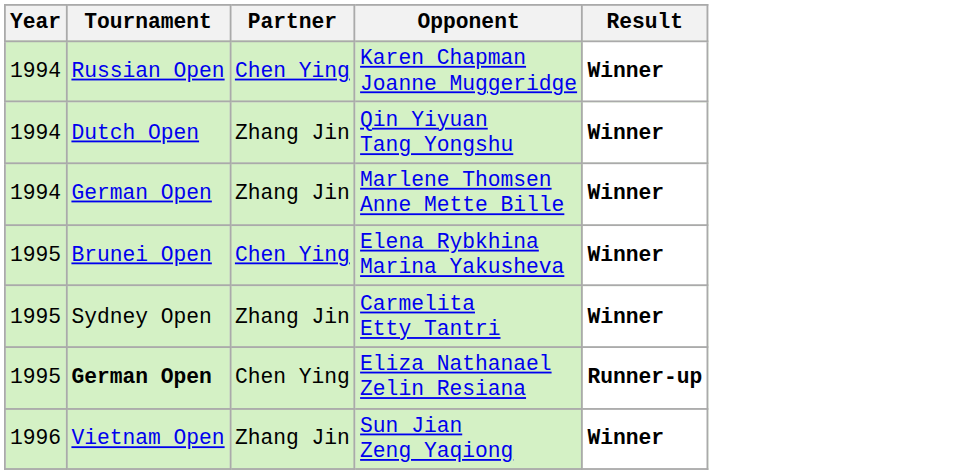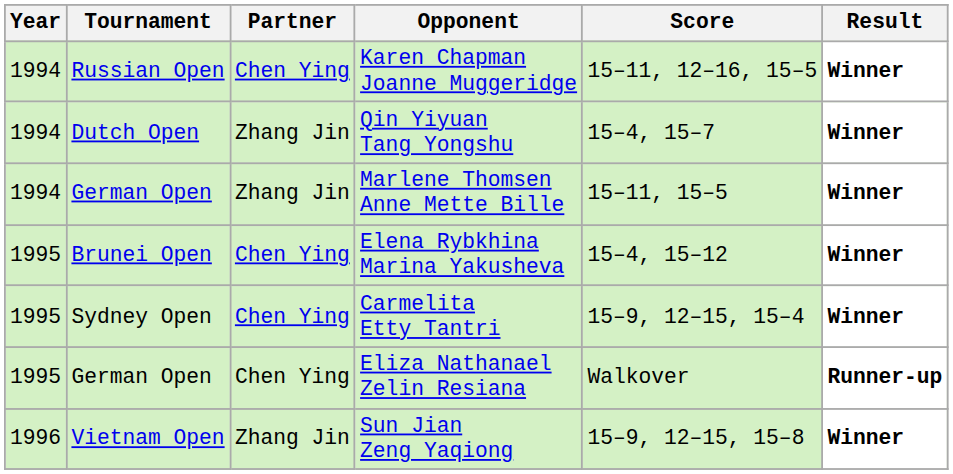+ column: (702, 22)
(292, 316) Zhang Jin -> (292, 316) Chen Ying
(142, 377) bold -> (142, 377) normal
